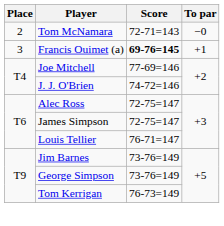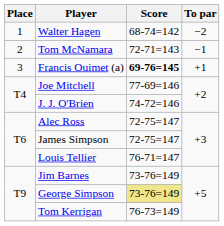+ row: (69, 31)
(200, 31) −0 -> (200, 49) −1
(154, 175) no background -> (154, 193) khaki background
